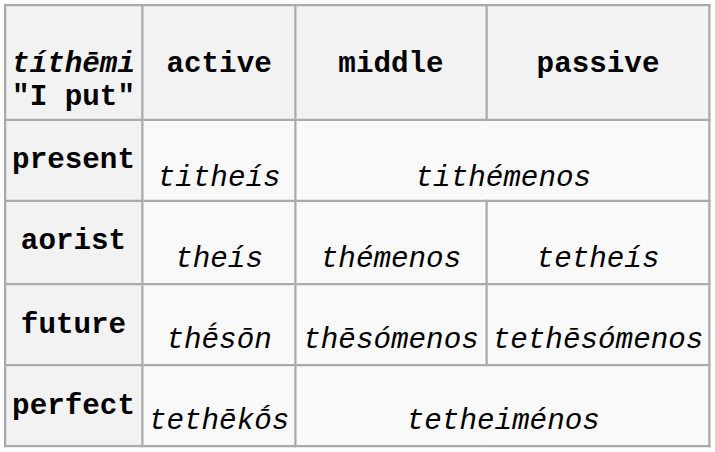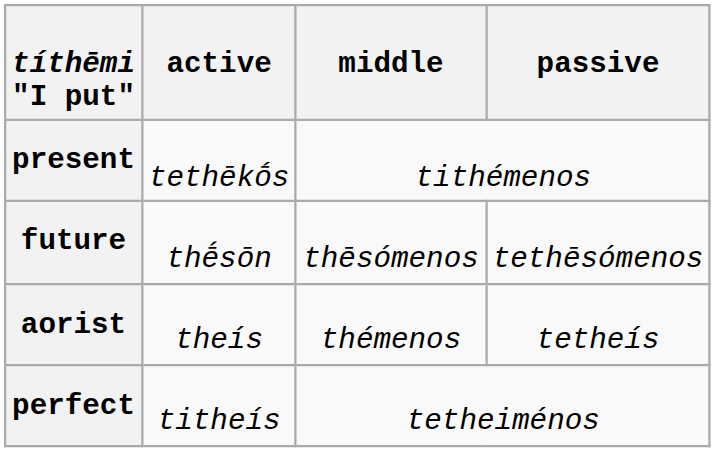(219, 178) titheís -> (219, 178) tethēkṓs
rows swapped: (74, 242) <-> (74, 324)
(219, 422) tethēkṓs -> (219, 422) titheís
